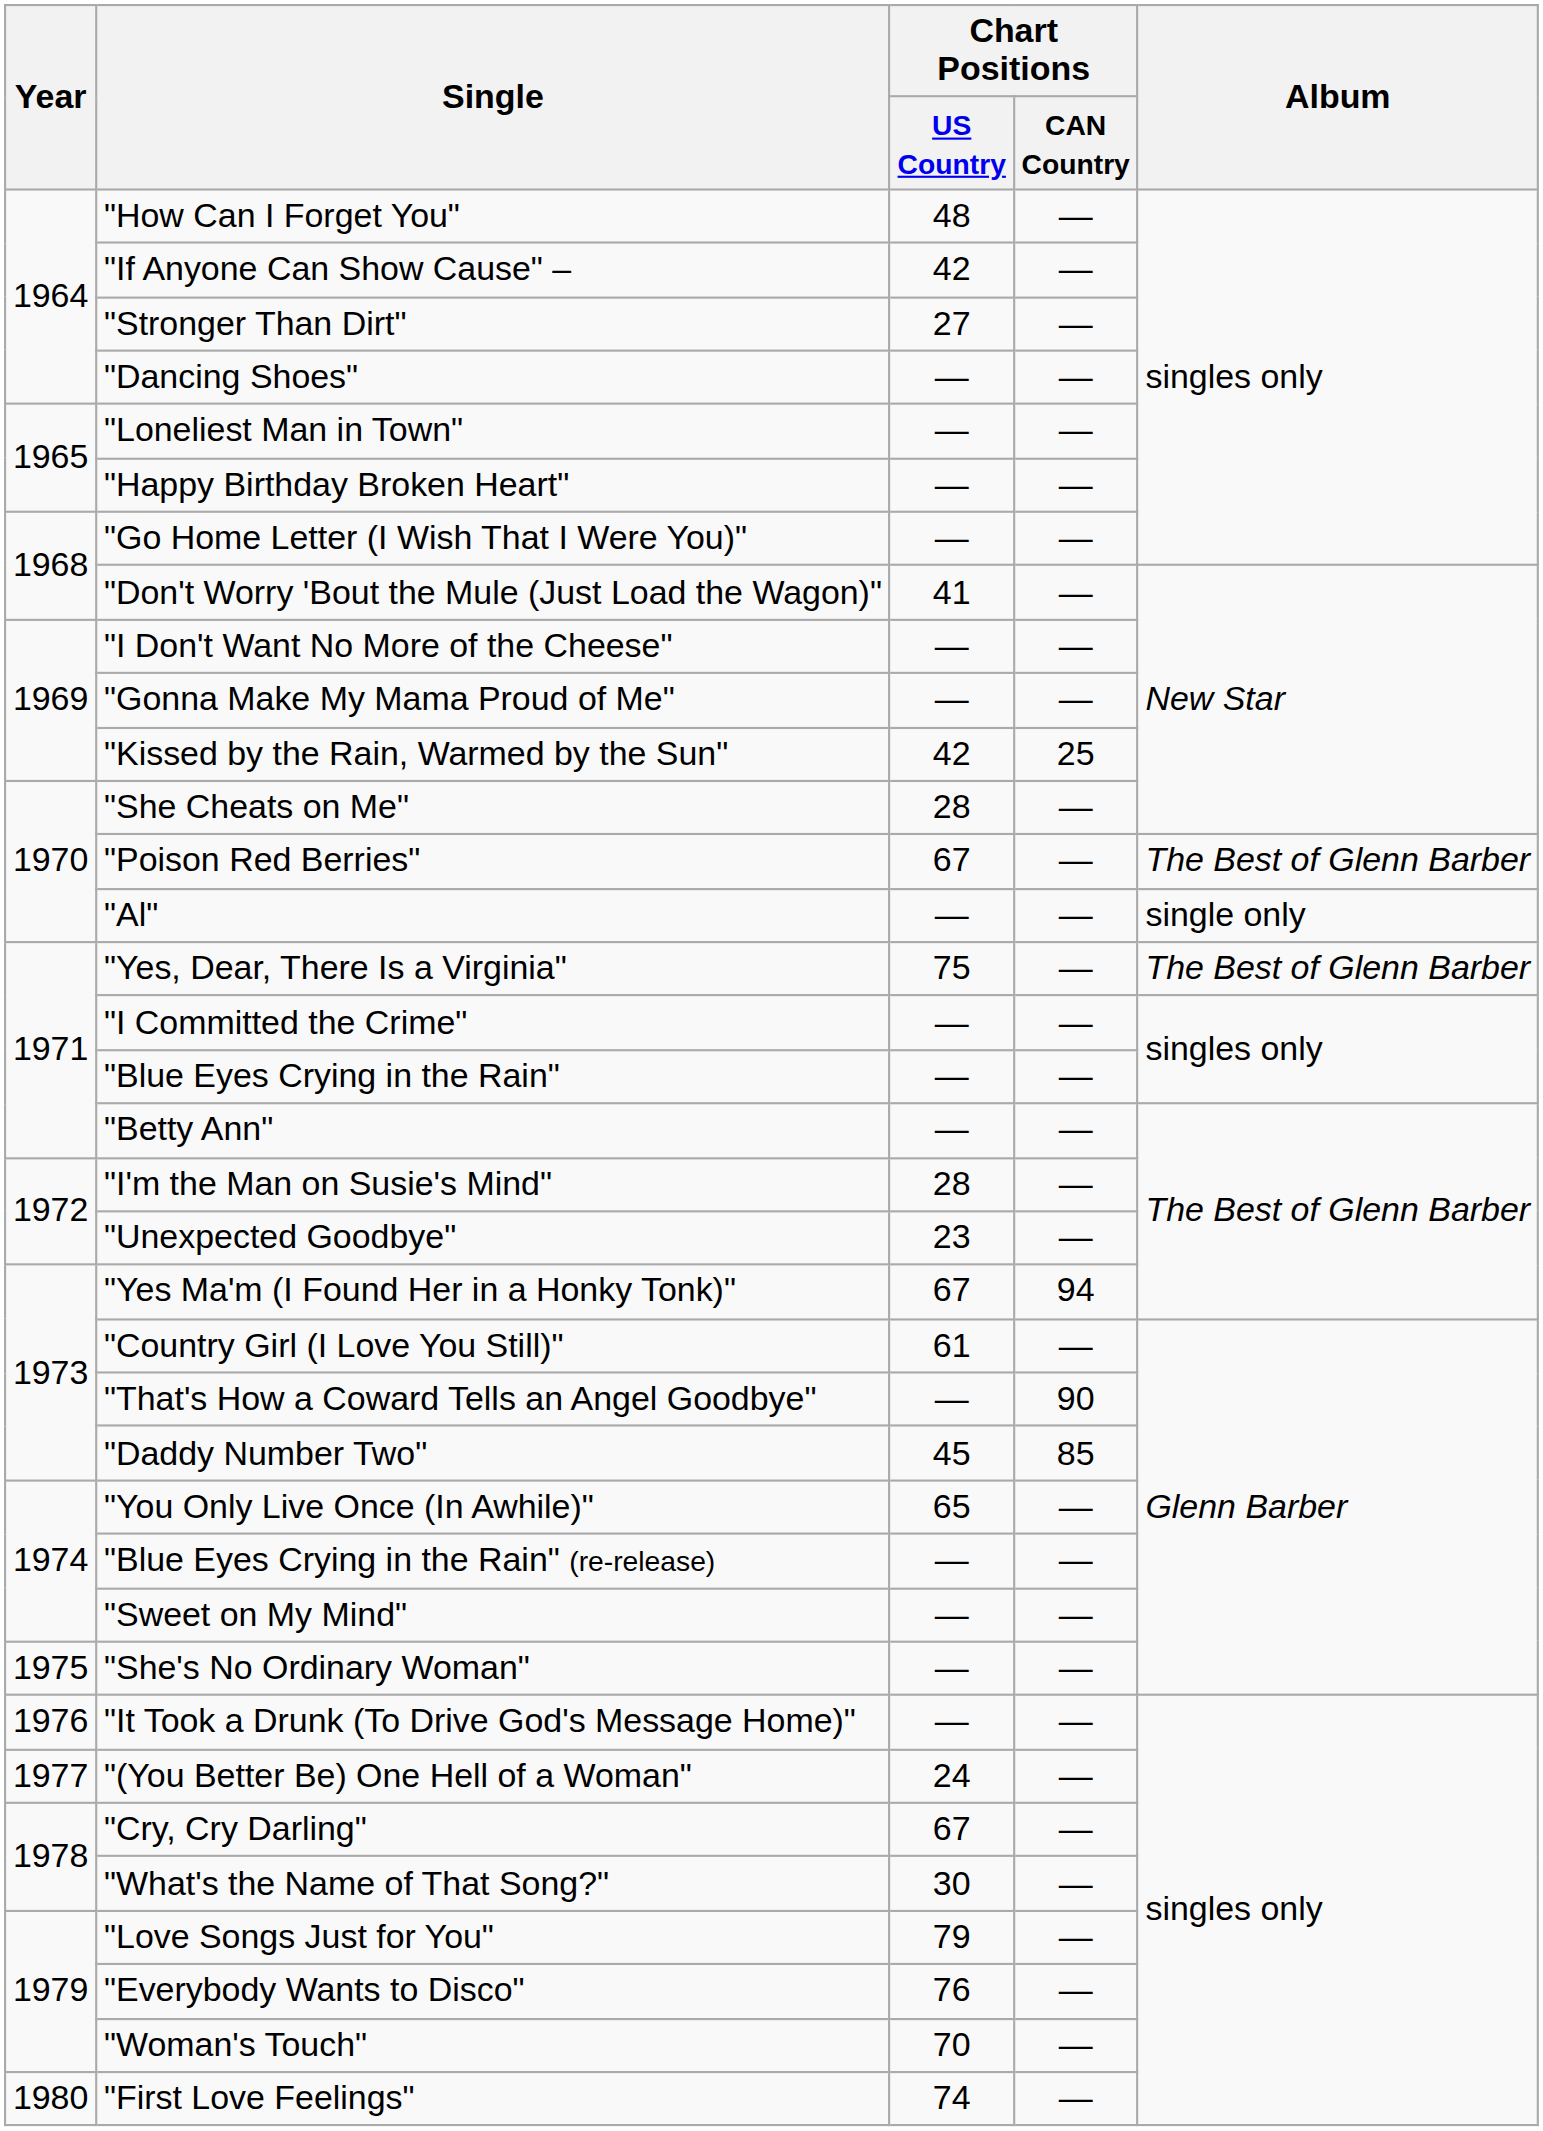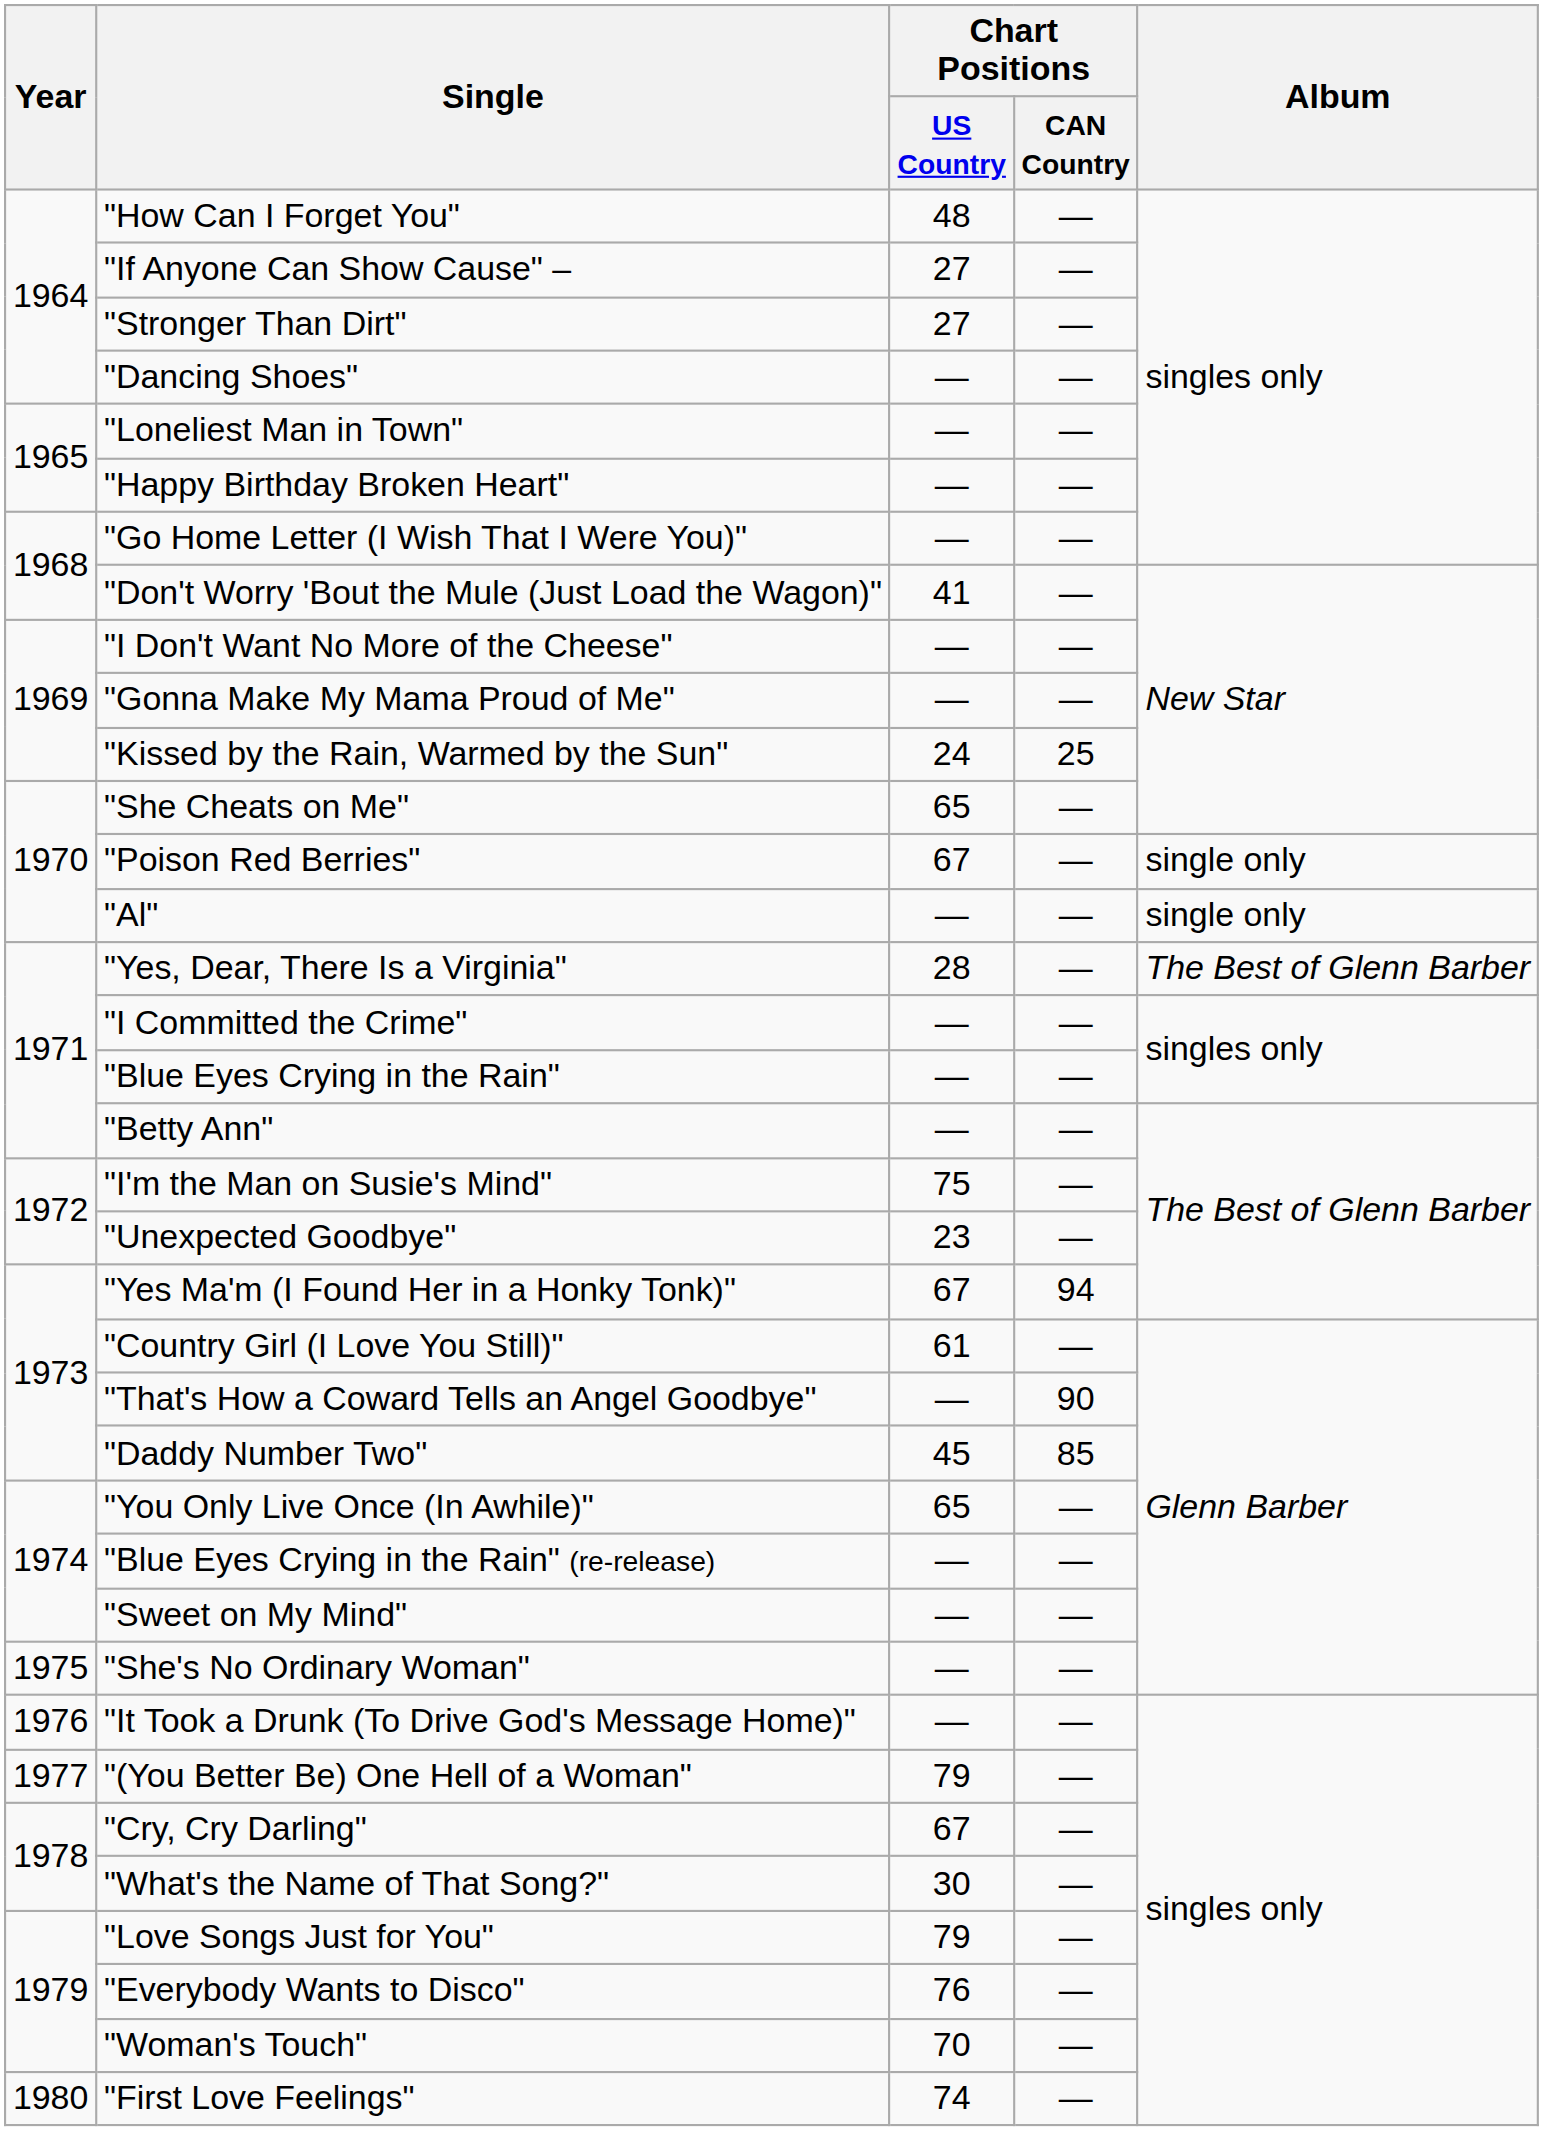(952, 269) 42 -> (952, 269) 27
(952, 753) 42 -> (952, 753) 24
(952, 807) 28 -> (952, 807) 65
(1338, 860) The Best of Glenn Barber -> (1226, 860) single only
(952, 968) 75 -> (952, 968) 28
(952, 1183) 28 -> (952, 1183) 75
(952, 1775) 24 -> (952, 1775) 79
